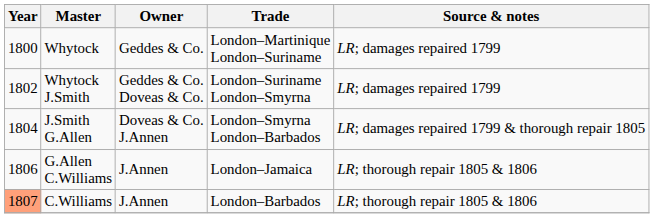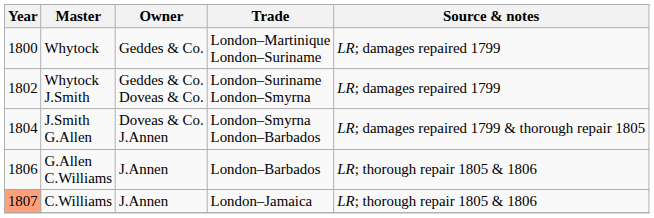(261, 169) London–Jamaica -> (266, 169) London–Barbados
(266, 201) London–Barbados -> (261, 201) London–Jamaica
